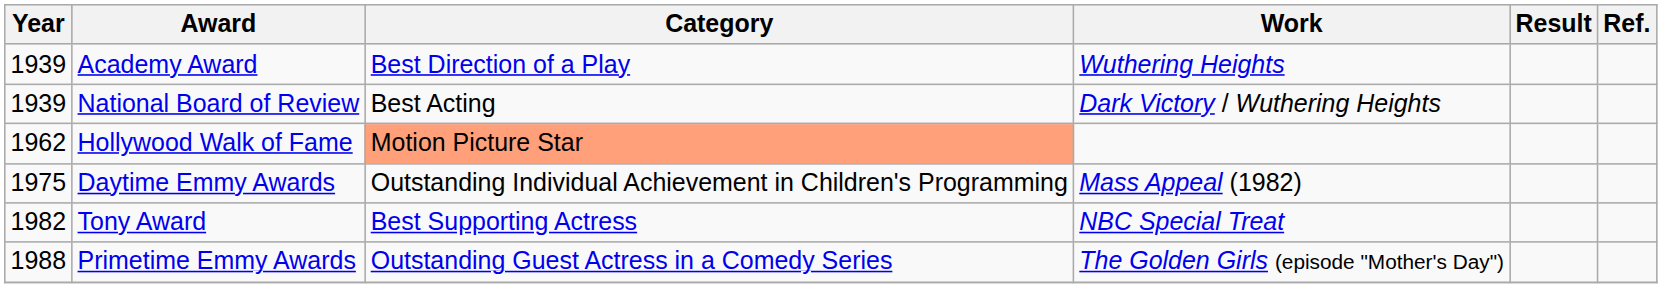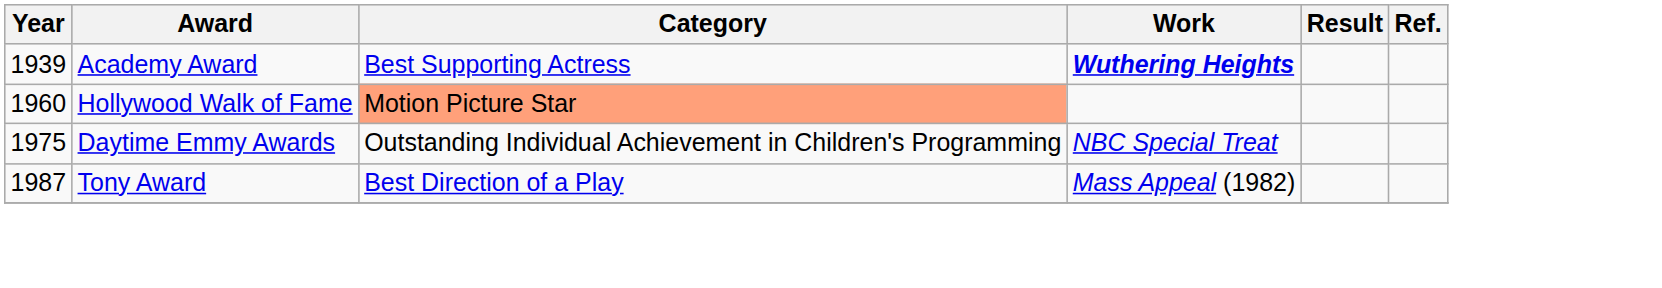(500, 63) Best Direction of a Play -> (497, 63) Best Supporting Actress
(1182, 63) normal -> (1183, 63) bold
- row: (218, 103)
(38, 143) 1962 -> (38, 103) 1960
(1191, 182) Mass Appeal (1982) -> (1175, 143) NBC Special Treat
(38, 222) 1982 -> (38, 182) 1987
(504, 222) Best Supporting Actress -> (494, 182) Best Direction of a Play
(1182, 222) NBC Special Treat -> (1184, 182) Mass Appeal (1982)
- row: (217, 261)
